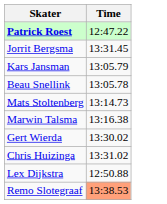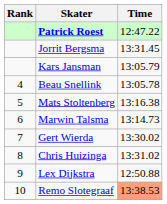+ column: (20, 13)
(108, 102) 13:14.73 -> (140, 102) 13:16.38
(108, 119) 13:16.38 -> (140, 119) 13:14.73
